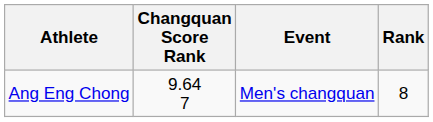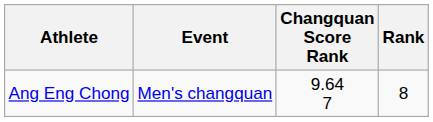columns swapped: (307, 38) <-> (185, 38)
